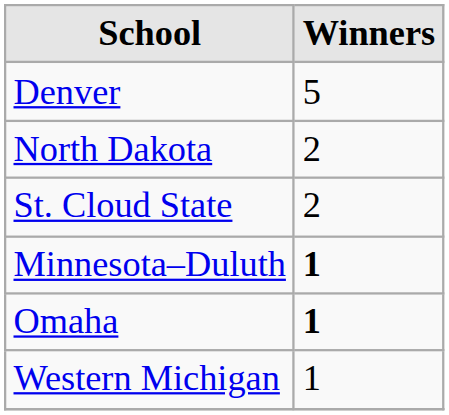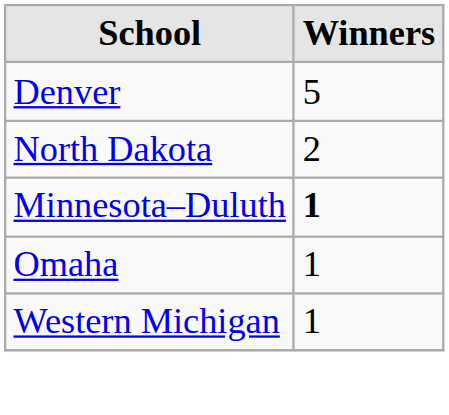- row: (123, 206)
(312, 321) bold -> (312, 263) normal
